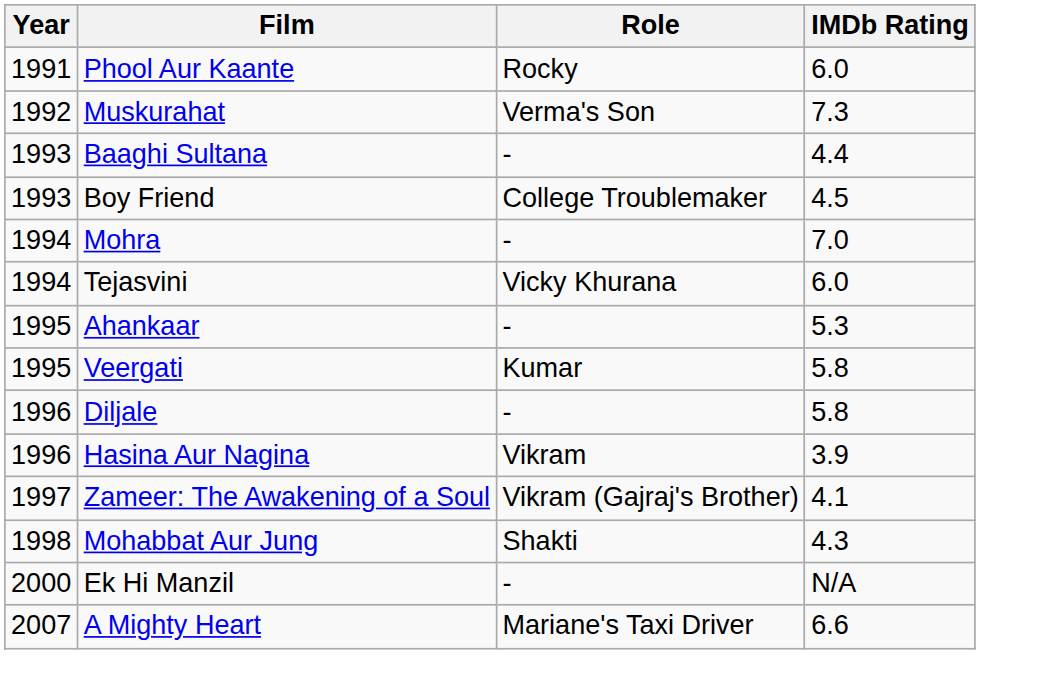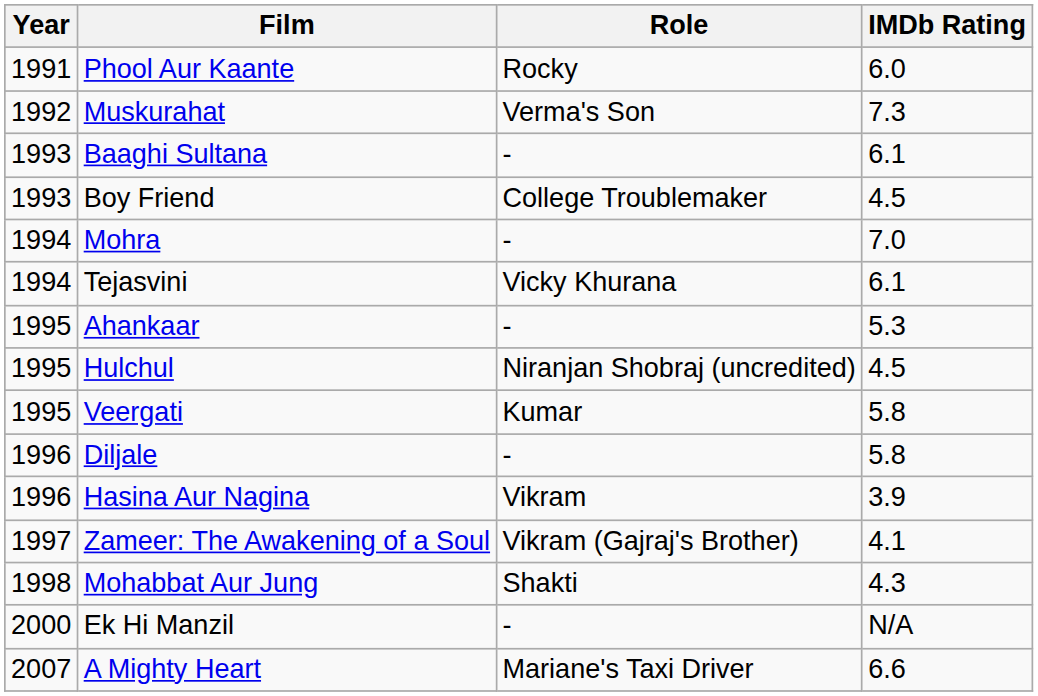(830, 154) 4.4 -> (887, 154) 6.1
(830, 283) 6.0 -> (887, 283) 6.1
+ row: (129, 369)
